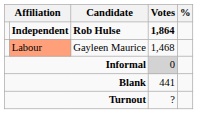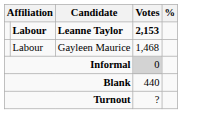+ row: (90, 30)
- row: (97, 30)
(27, 48) lightsalmon background -> (28, 48) no background
(167, 82) 441 -> (152, 82) 440
